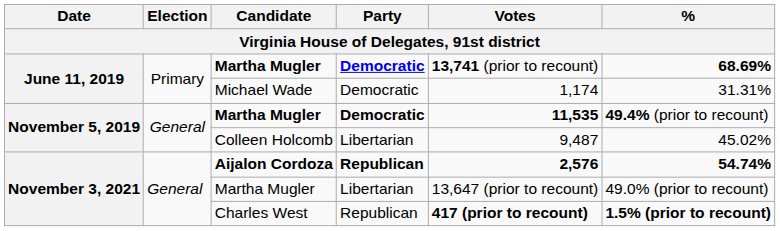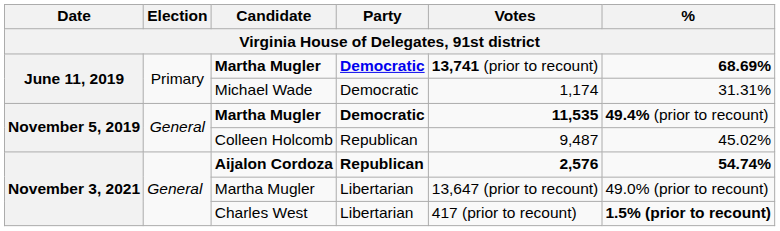(377, 139) Libertarian -> (379, 139) Republican
(379, 213) Republican -> (377, 213) Libertarian
(510, 213) bold -> (504, 213) normal
